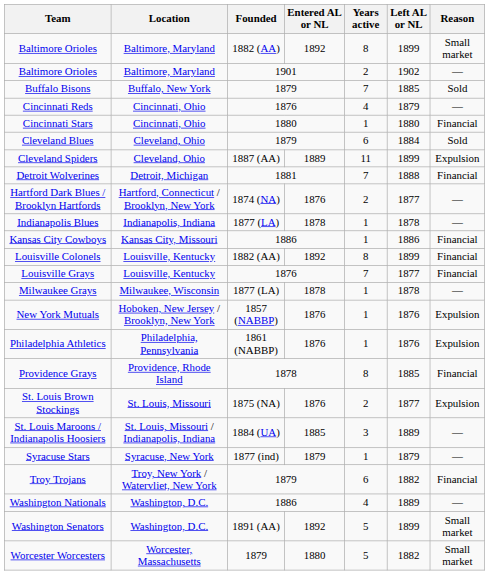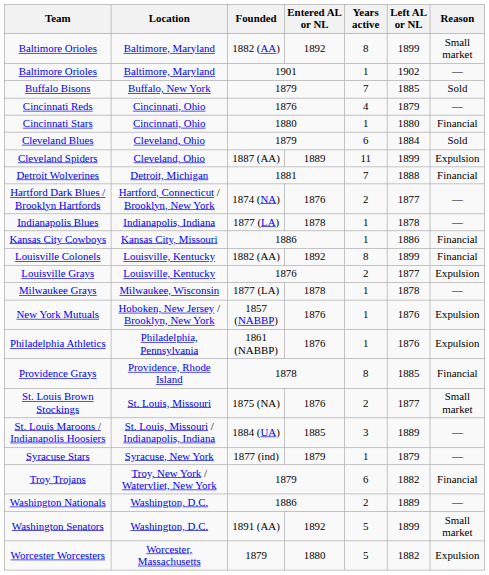(366, 72) 2 -> (366, 72) 1
(366, 274) 7 -> (366, 274) 2
(457, 274) Financial -> (457, 274) Expulsion
(457, 403) Expulsion -> (457, 403) Small market
(366, 502) 4 -> (366, 502) 2
(457, 555) Small market -> (457, 555) Expulsion
